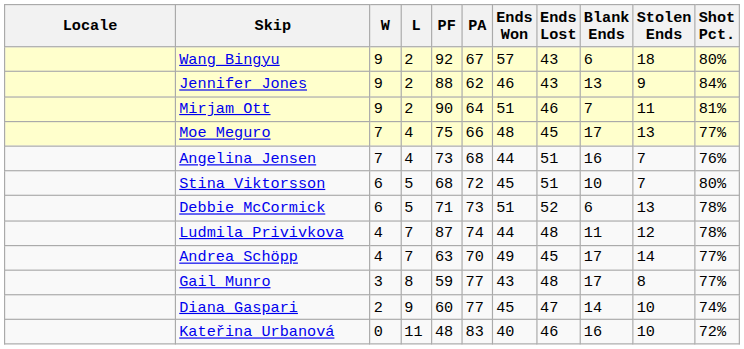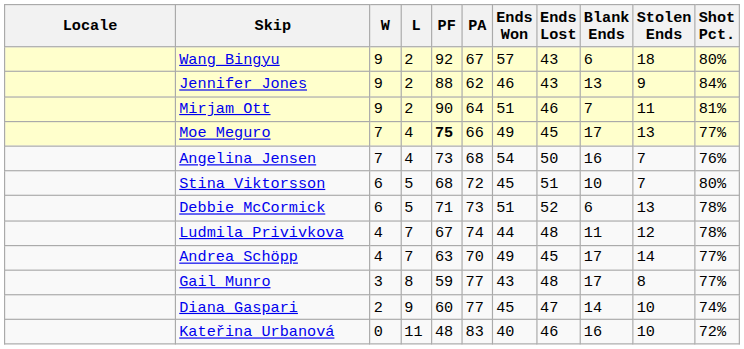(444, 134) normal -> (444, 134) bold
(505, 134) 48 -> (505, 134) 49
(505, 158) 44 -> (505, 158) 54
(549, 158) 51 -> (549, 158) 50
(444, 233) 87 -> (444, 233) 67
